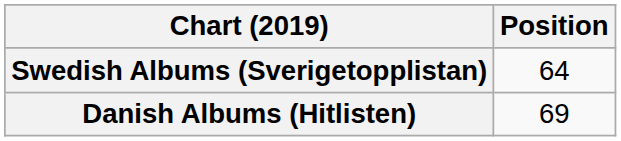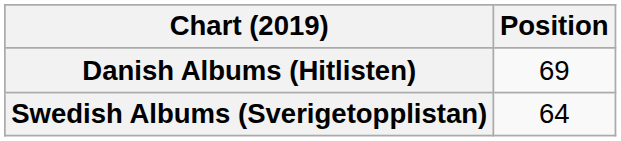rows swapped: (249, 113) <-> (249, 69)
